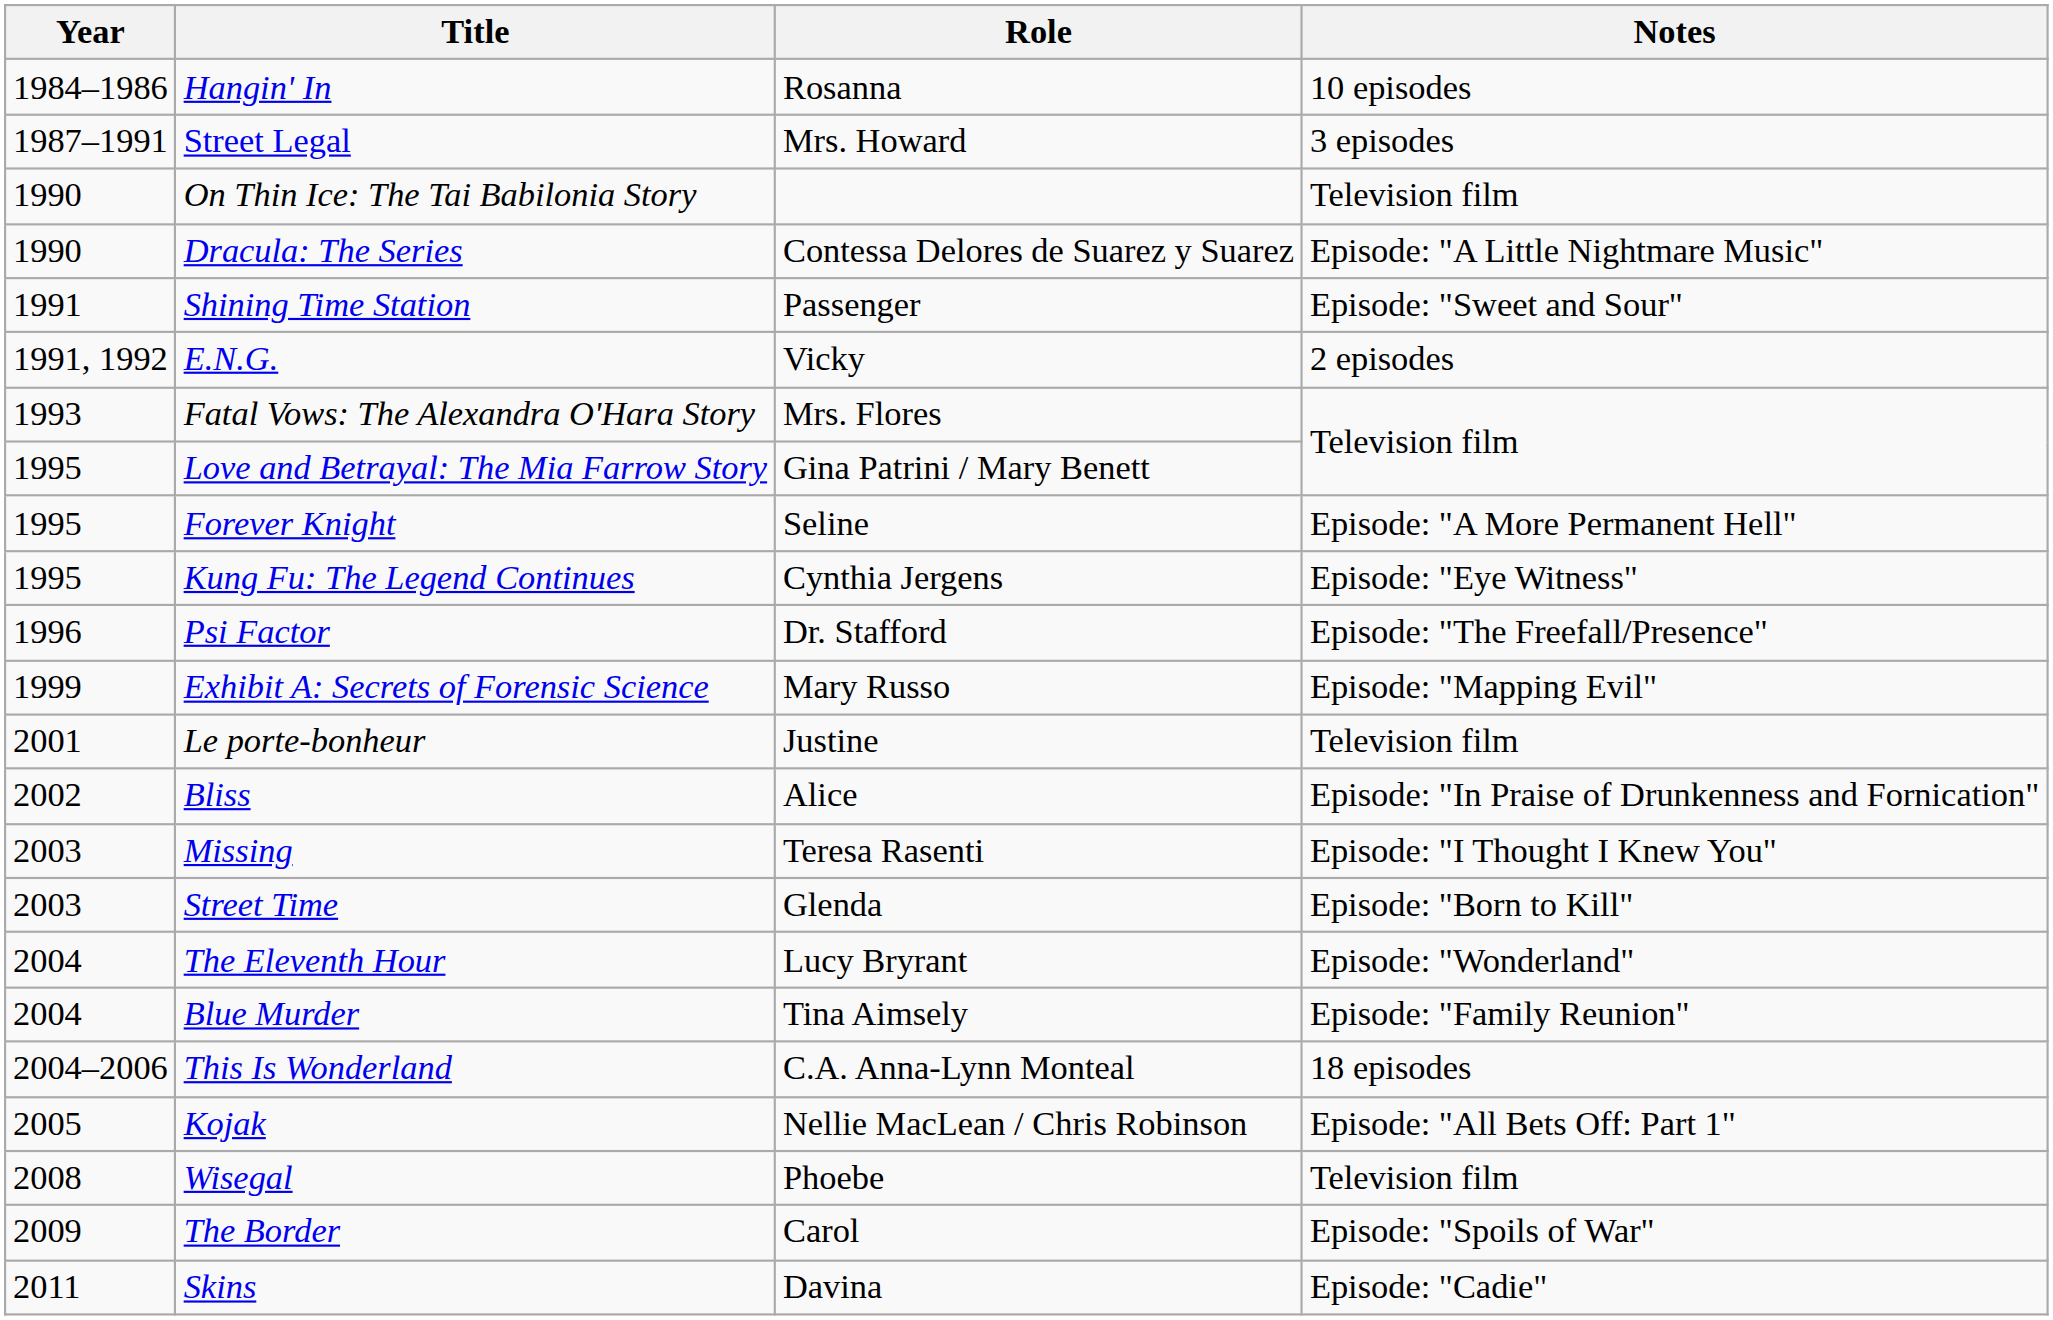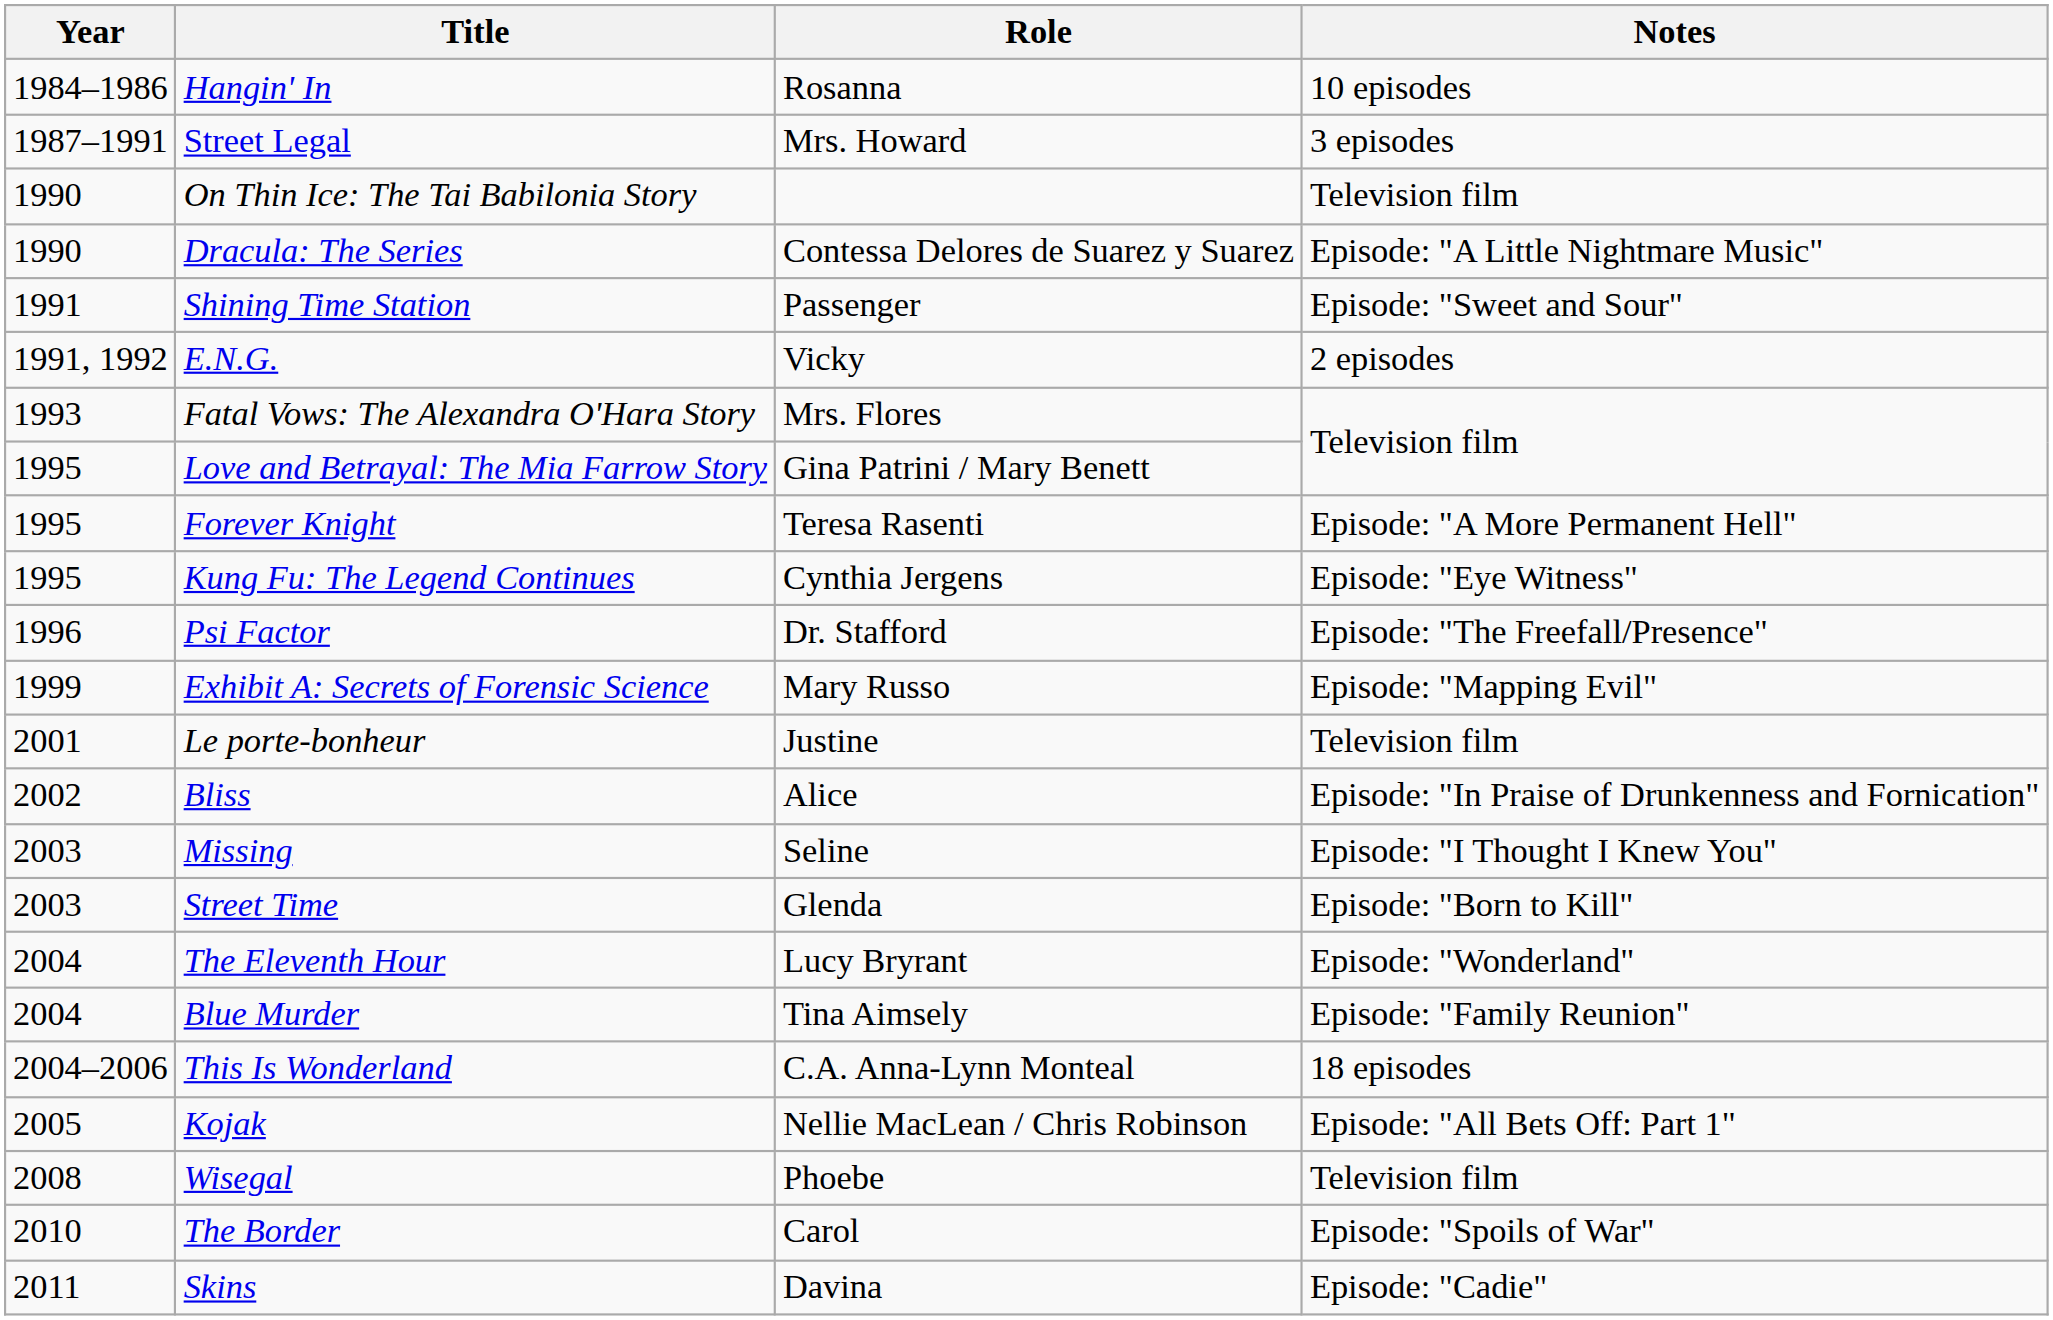(826, 522) Seline -> (884, 522) Teresa Rasenti
(884, 850) Teresa Rasenti -> (826, 850) Seline
(47, 1232) 2009 -> (47, 1232) 2010
